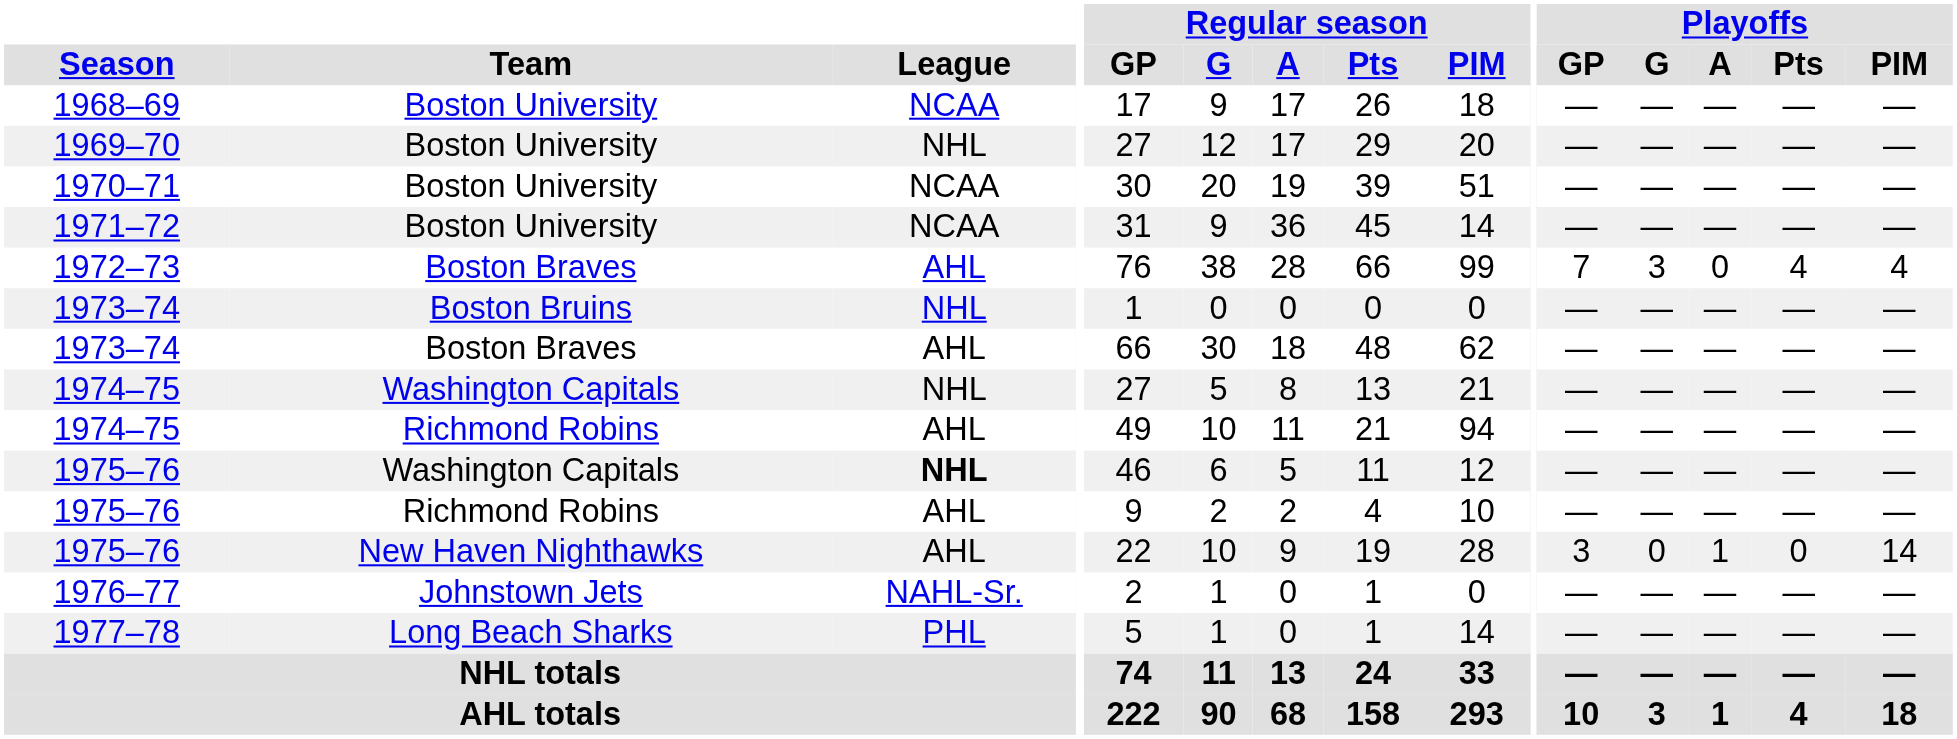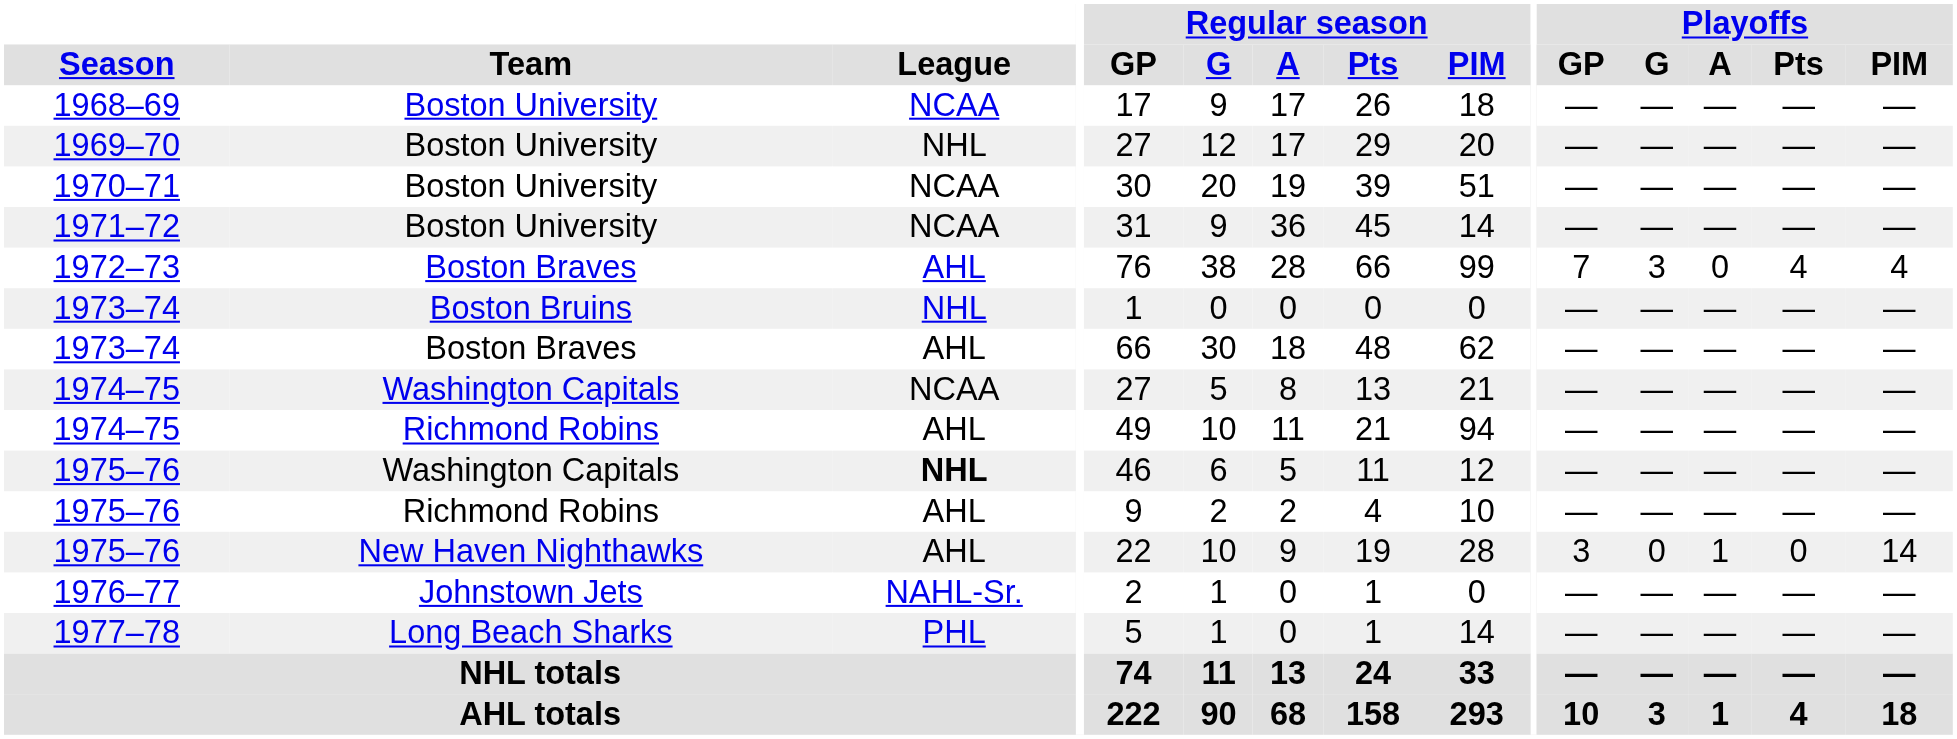(954, 389) NHL -> (954, 389) NCAA
